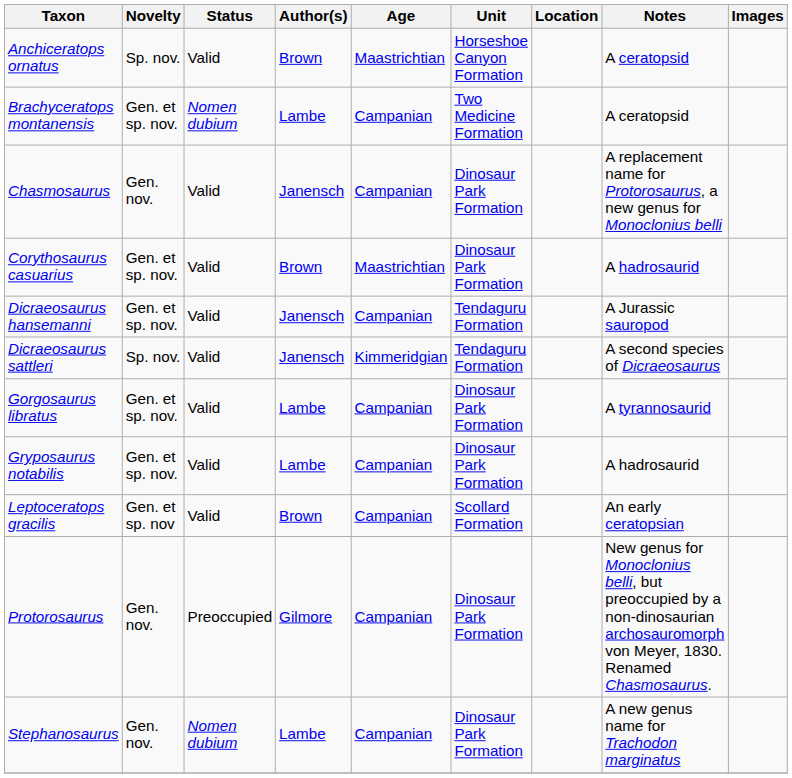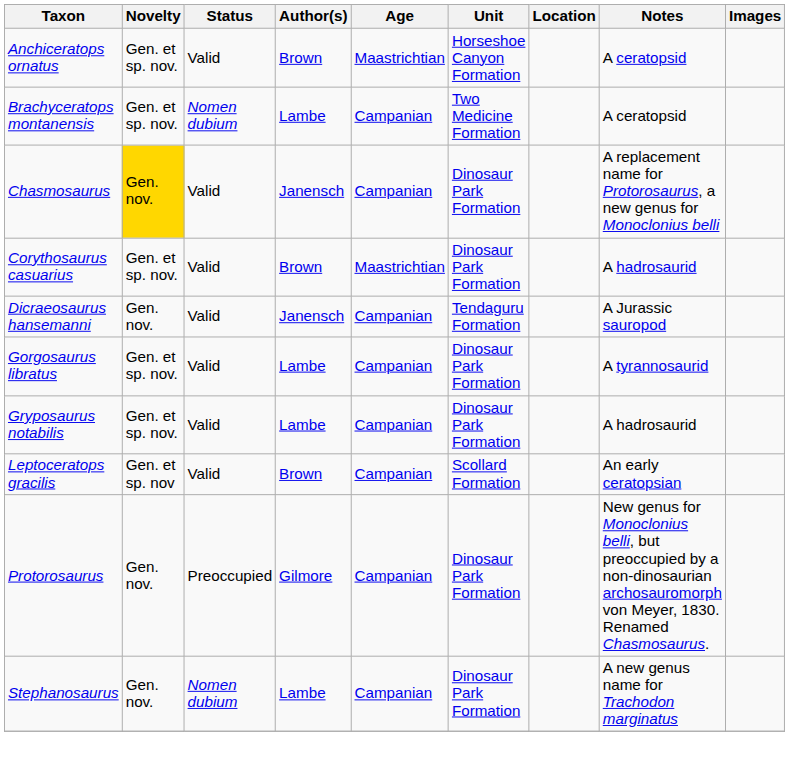(153, 57) Sp. nov. -> (152, 57) Gen. et sp. nov.
(142, 191) no background -> (142, 191) gold background
(152, 316) Gen. et sp. nov. -> (142, 316) Gen. nov.
- row: (57, 357)
